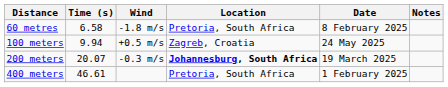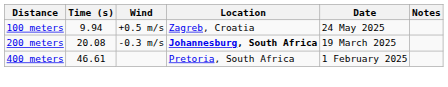- row: (32, 28)
(91, 58) 20.07 -> (91, 43) 20.08
